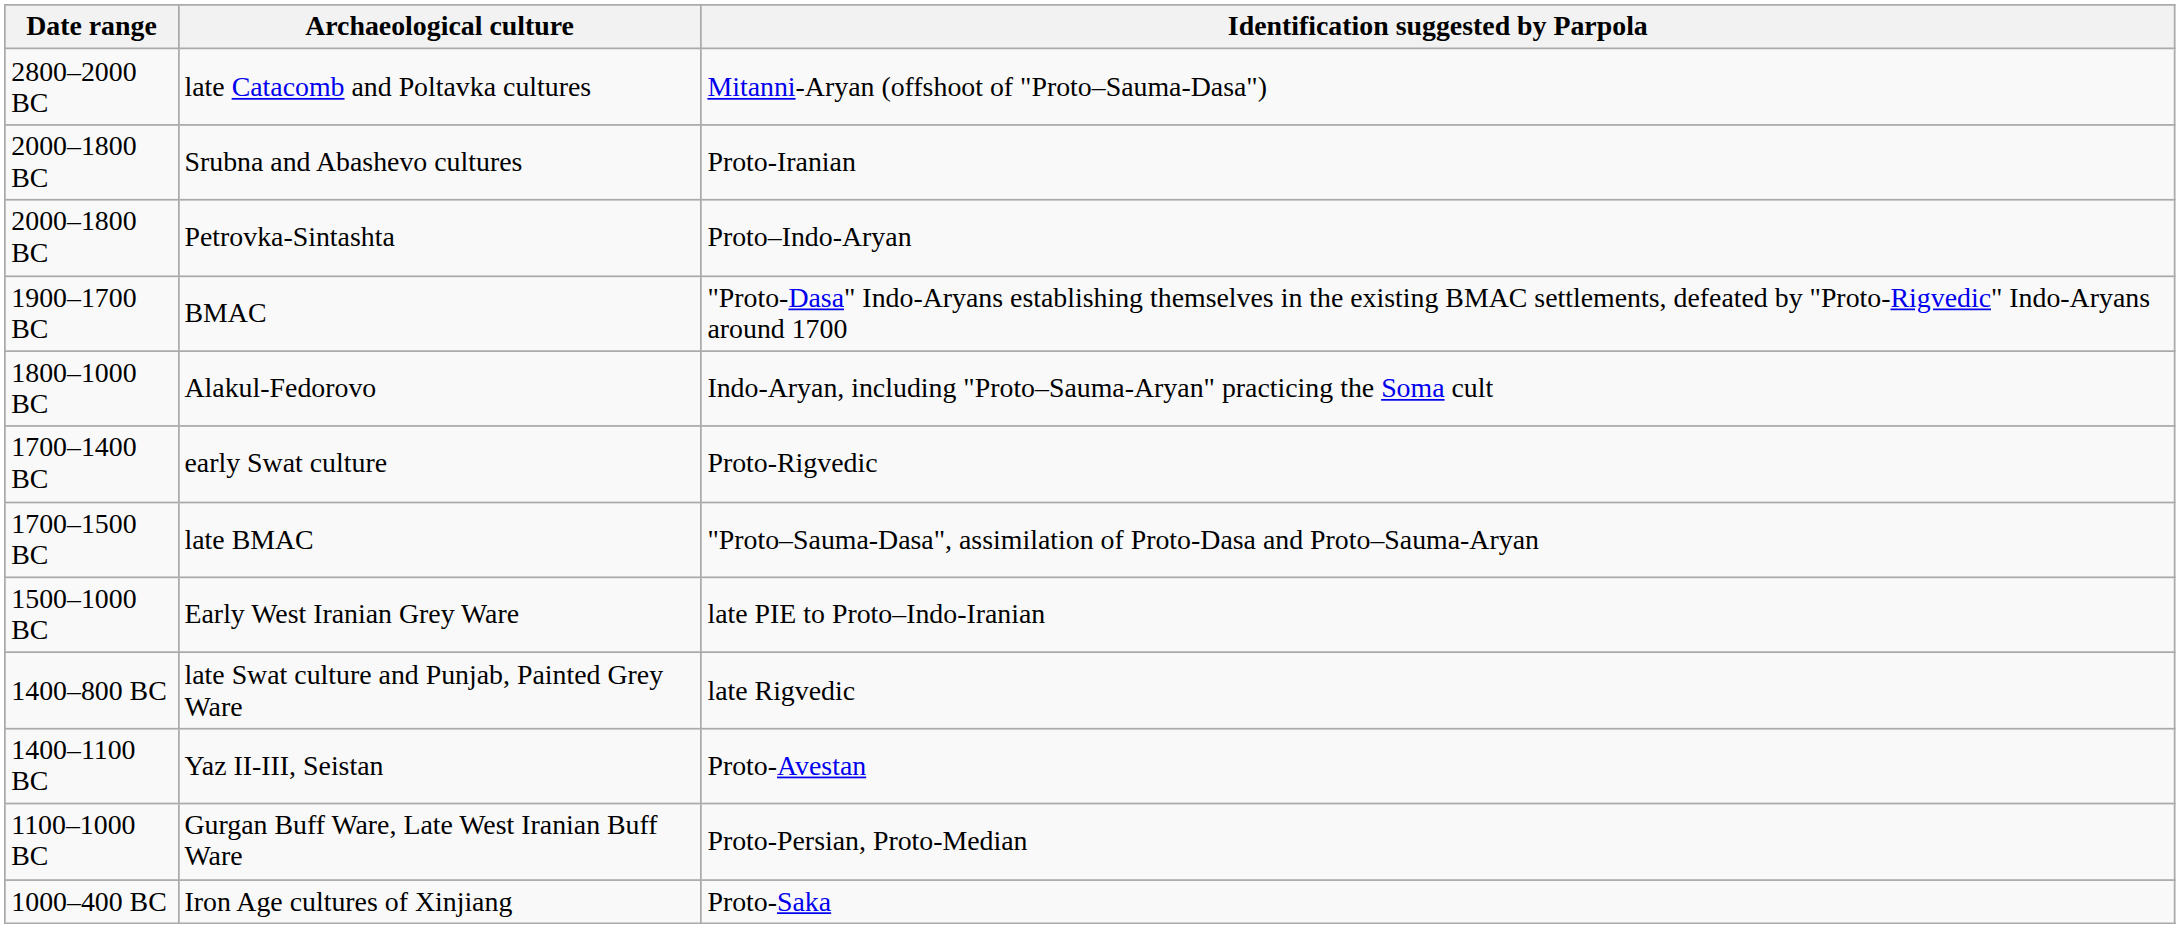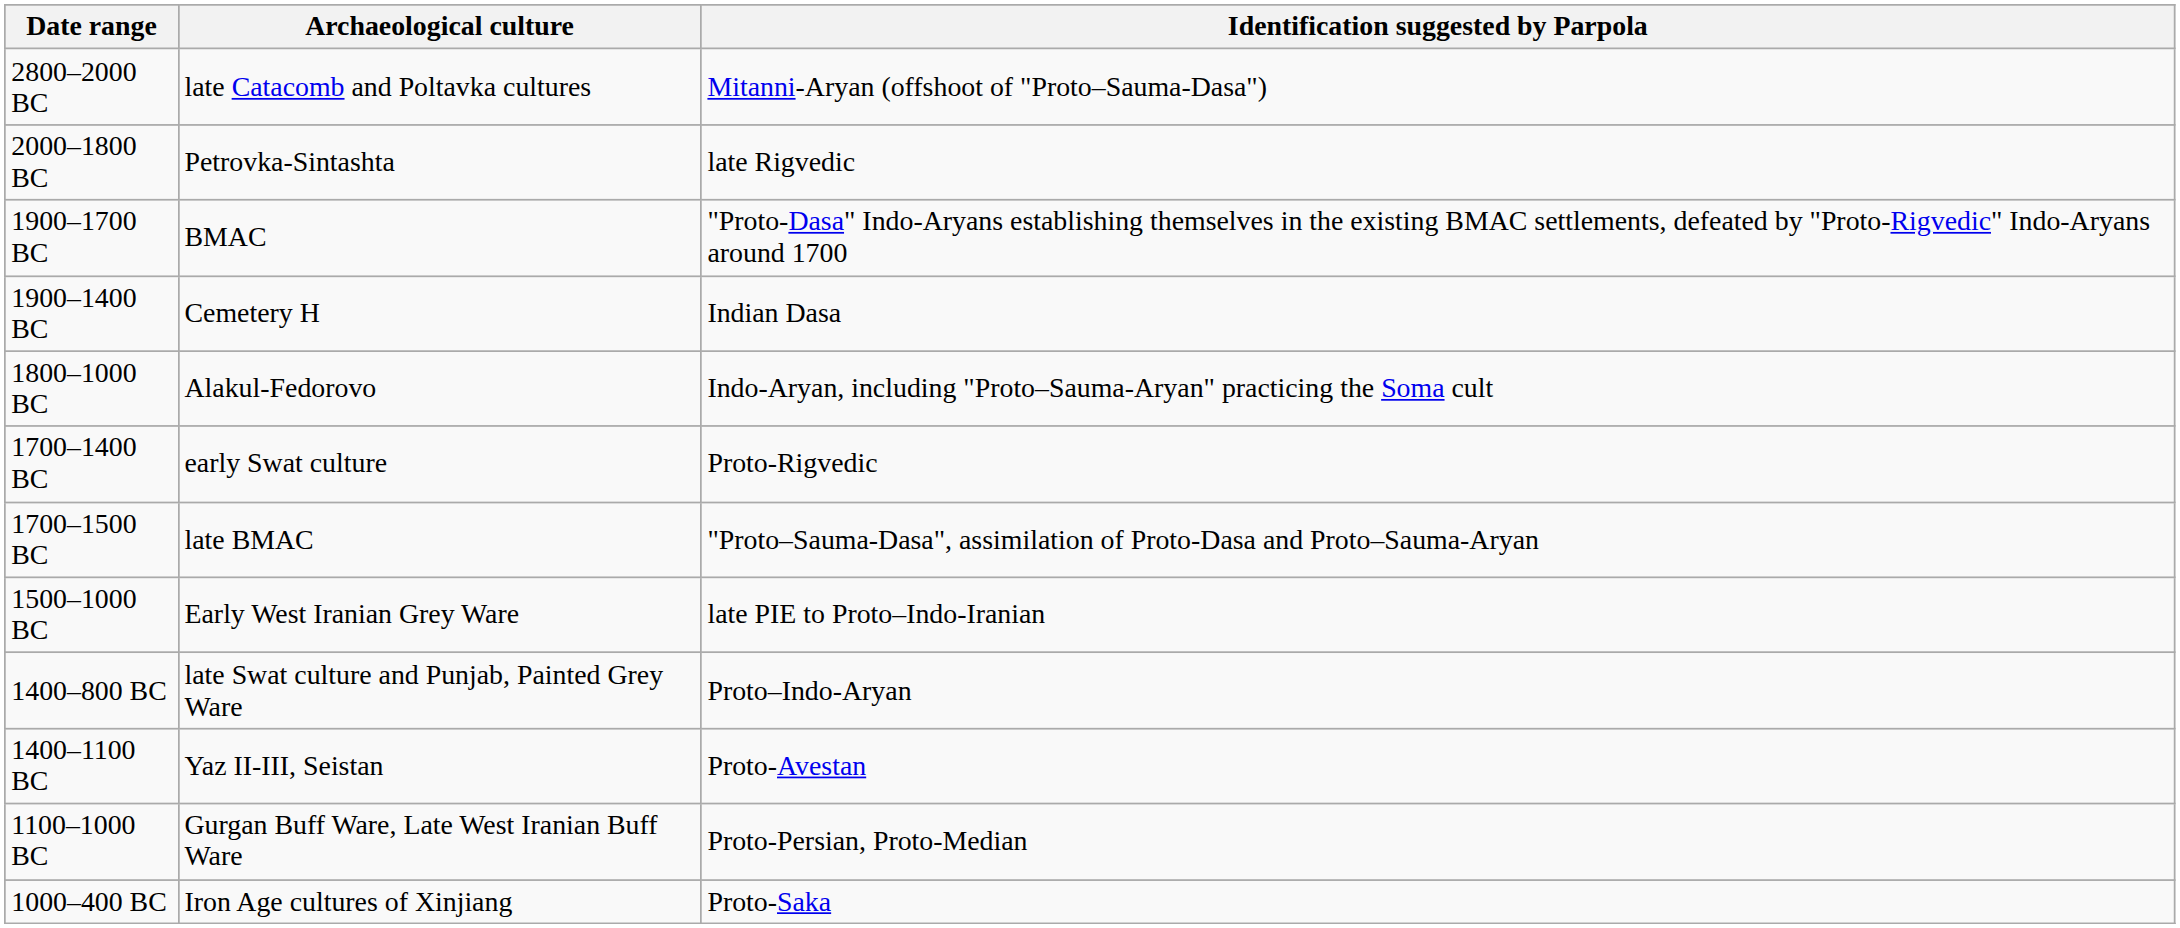- row: (353, 161)
(809, 237) Proto–Indo-Aryan -> (781, 161) late Rigvedic
+ row: (252, 312)
(781, 690) late Rigvedic -> (809, 690) Proto–Indo-Aryan
